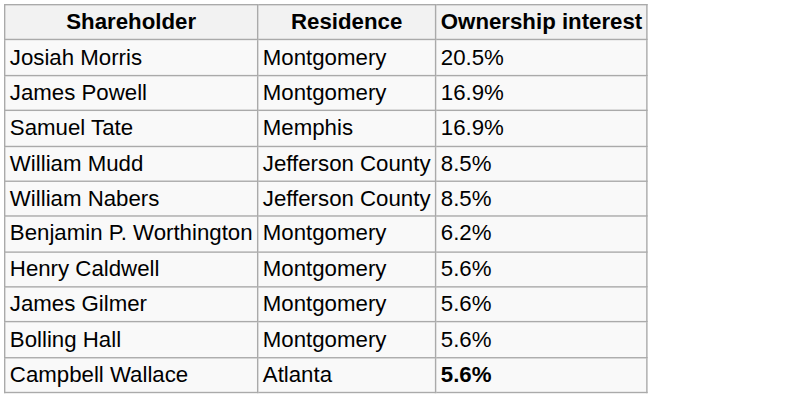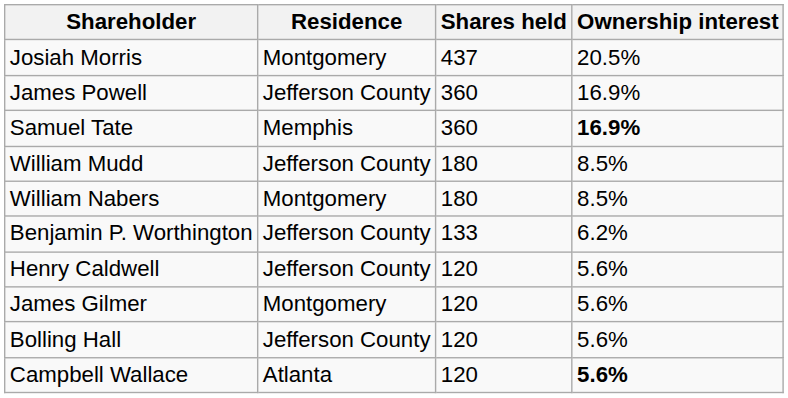+ column: (504, 22)
(325, 92) Montgomery -> (347, 92) Jefferson County
(472, 127) normal -> (609, 127) bold
(347, 198) Jefferson County -> (325, 198) Montgomery
(325, 233) Montgomery -> (347, 233) Jefferson County
(325, 269) Montgomery -> (347, 269) Jefferson County
(325, 339) Montgomery -> (347, 339) Jefferson County
